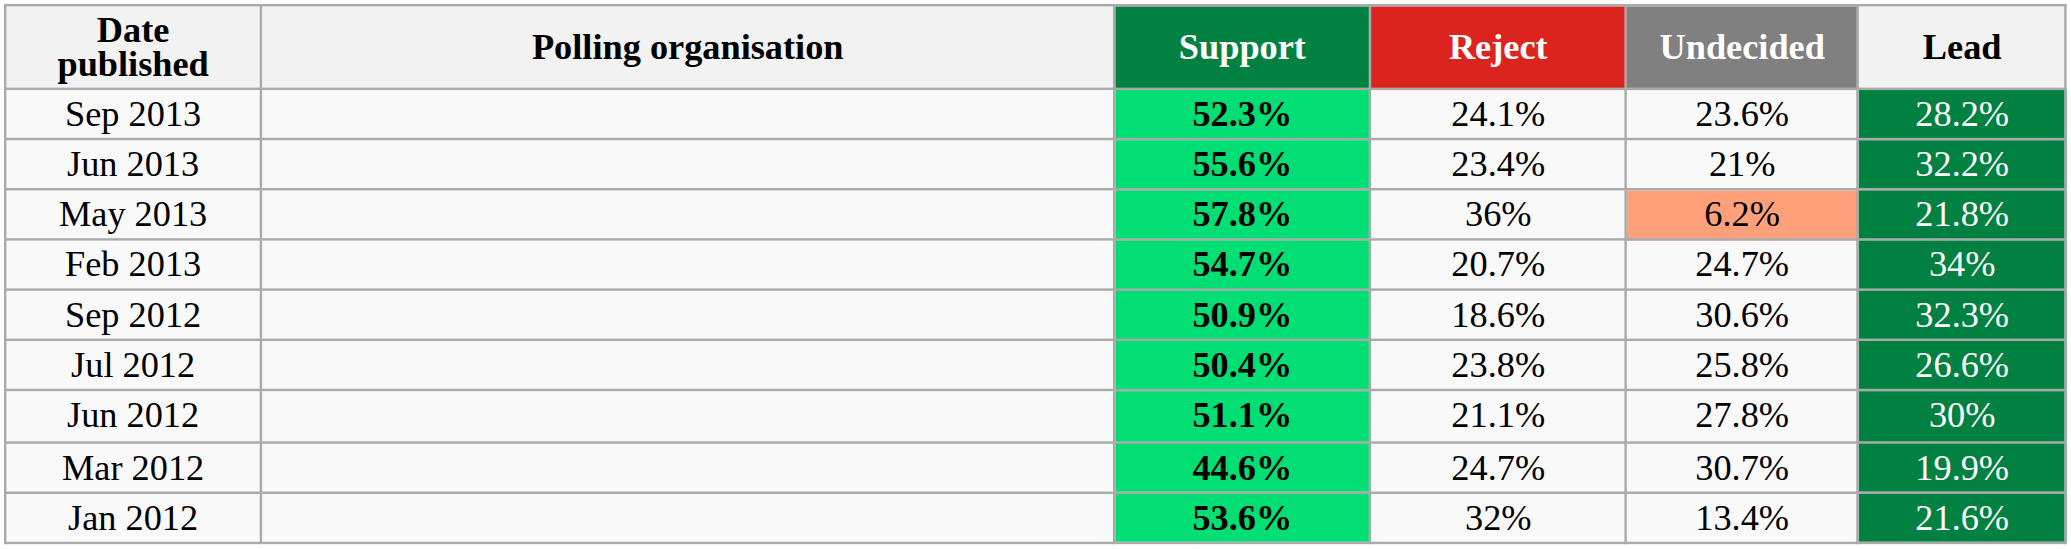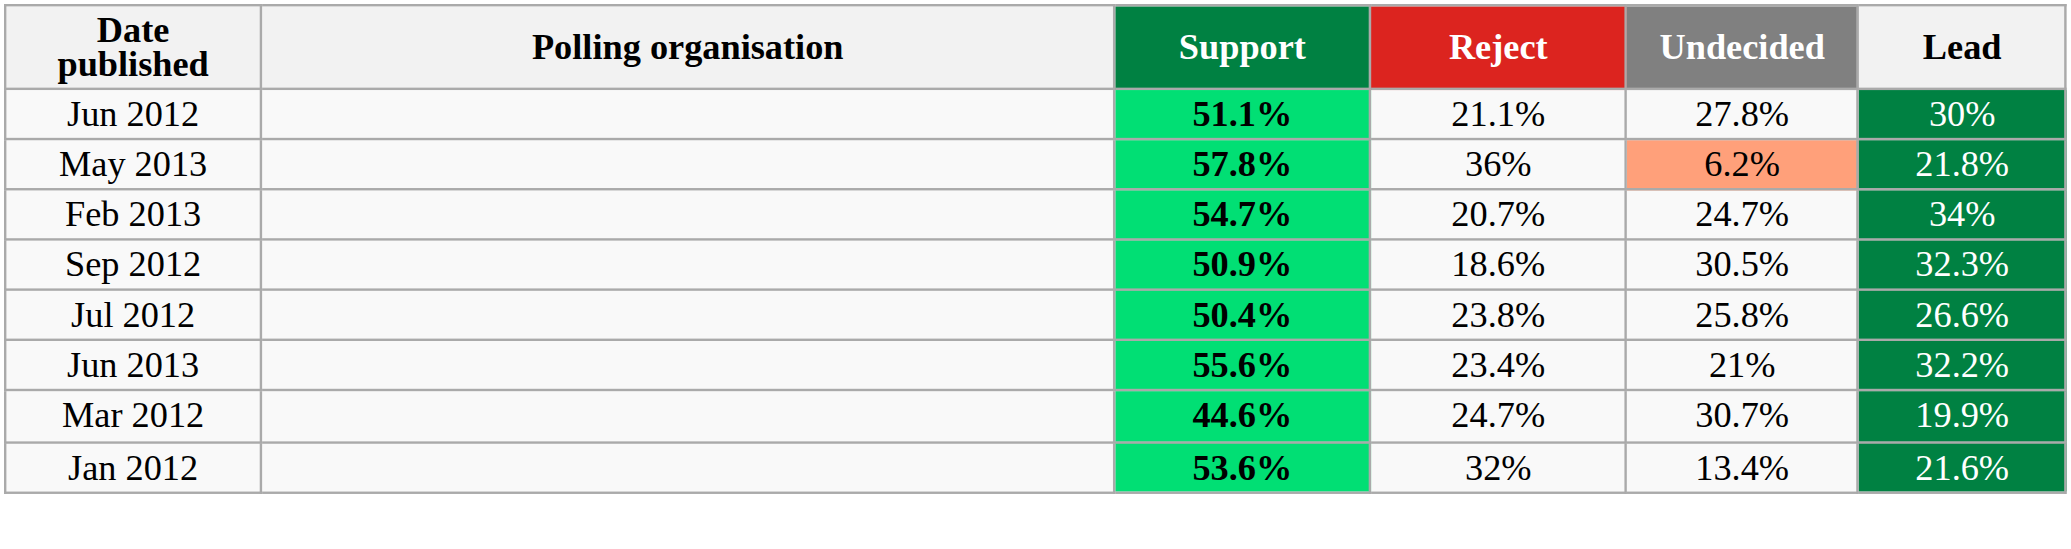- row: (133, 113)
rows swapped: (133, 163) <-> (133, 415)
(1742, 315) 30.6% -> (1742, 264) 30.5%
